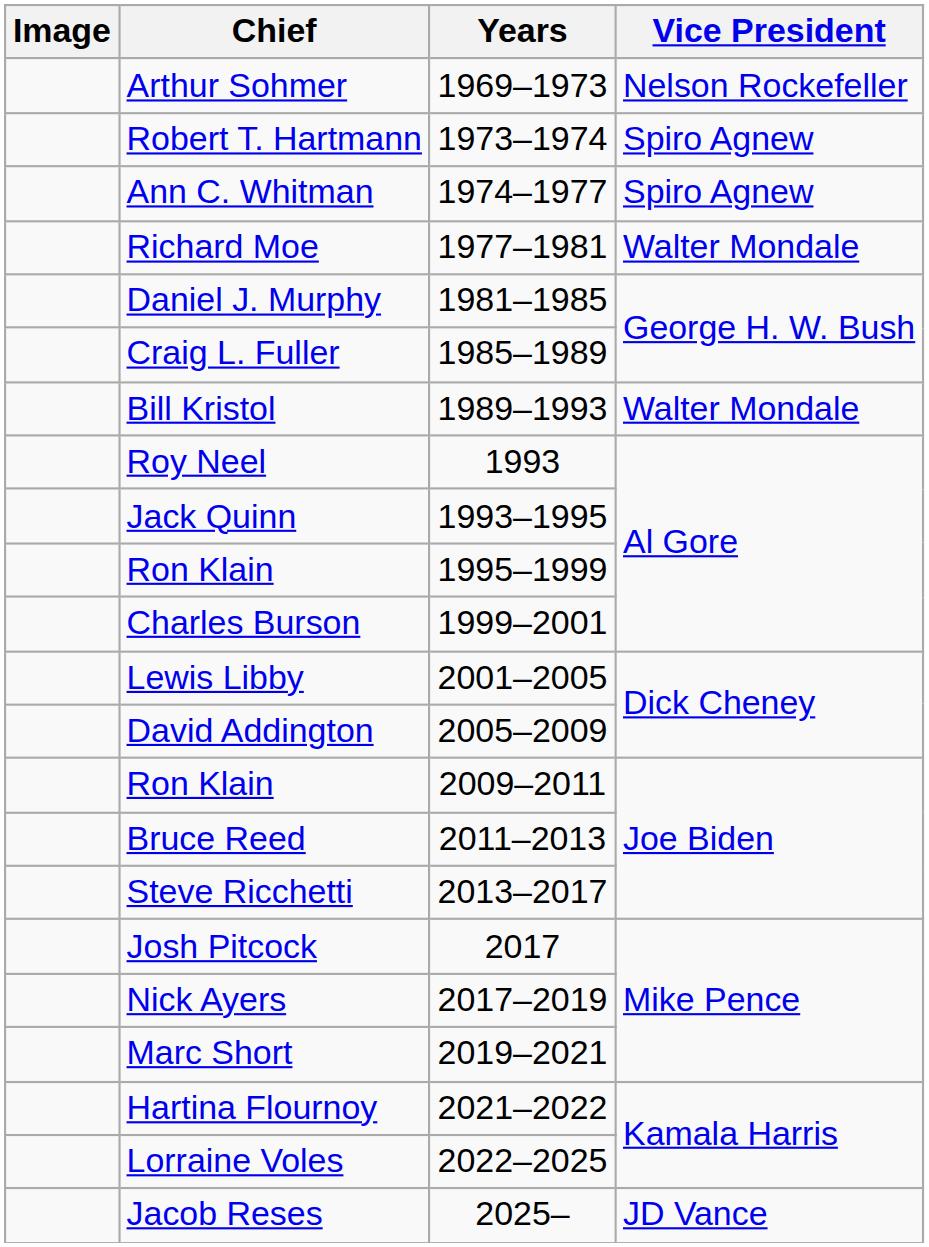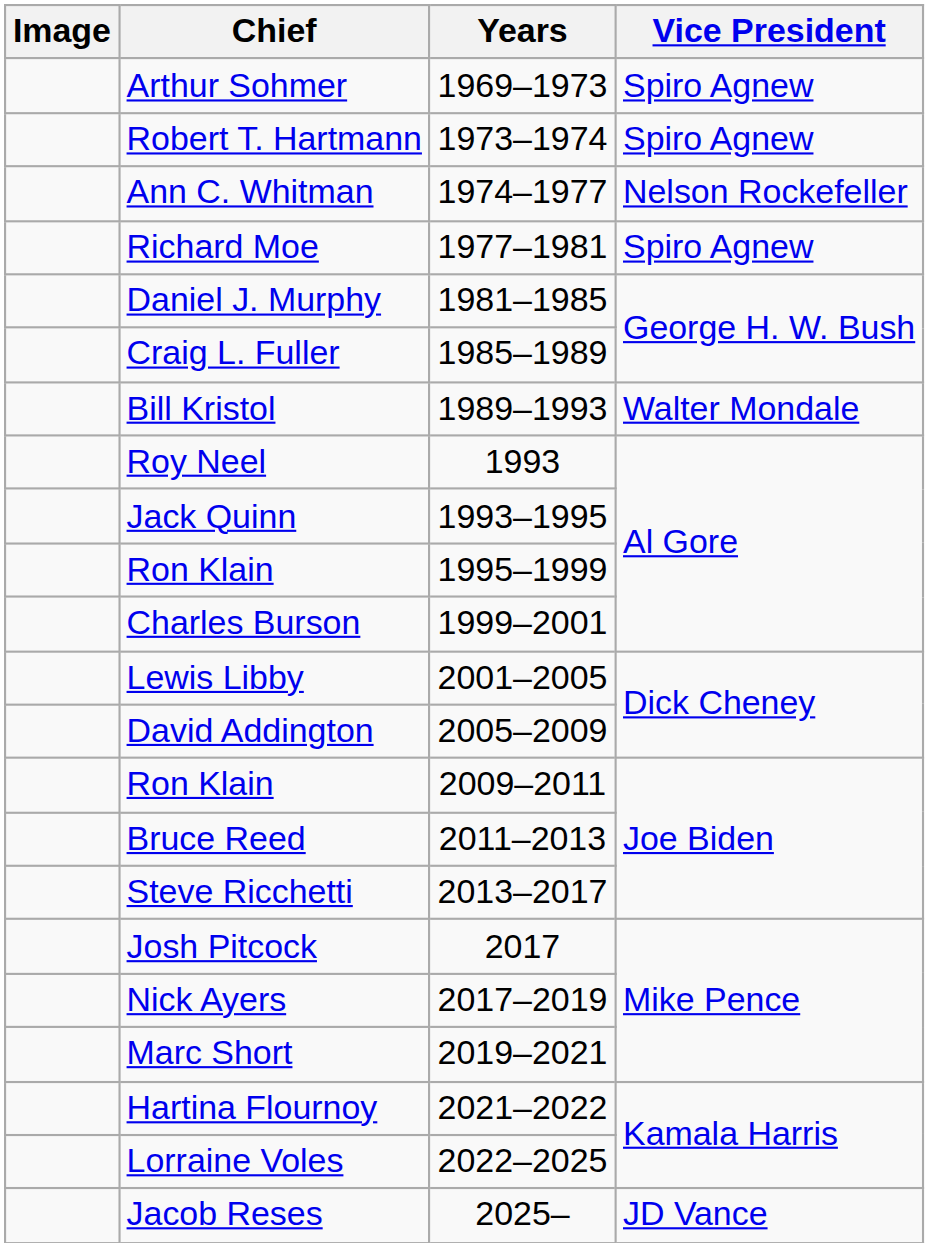(765, 85) Nelson Rockefeller -> (718, 85) Spiro Agnew
(718, 192) Spiro Agnew -> (765, 192) Nelson Rockefeller
(741, 246) Walter Mondale -> (718, 246) Spiro Agnew
